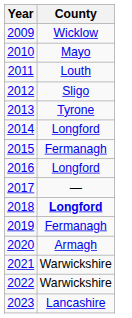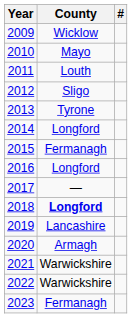+ column: (121, 14)
(76, 226) Fermanagh -> (76, 226) Lancashire
(76, 303) Lancashire -> (76, 303) Fermanagh
